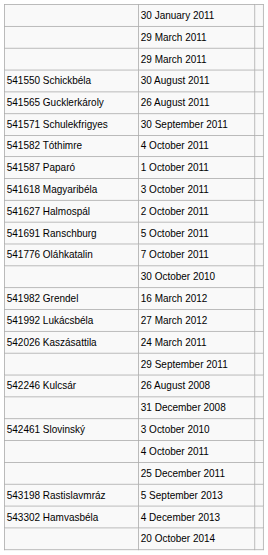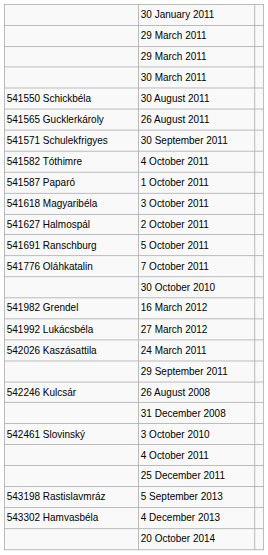+ row: (71, 78)
